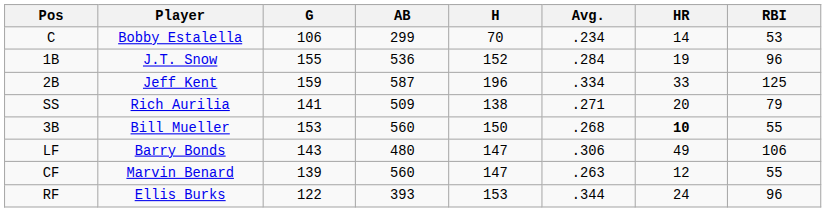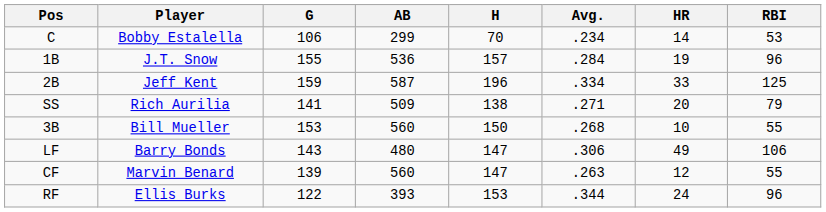(495, 61) 152 -> (495, 61) 157
(681, 128) bold -> (681, 128) normal
